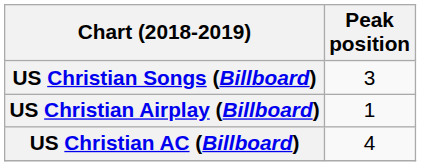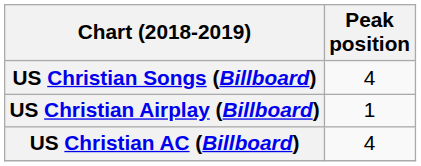(370, 77) 3 -> (370, 77) 4
